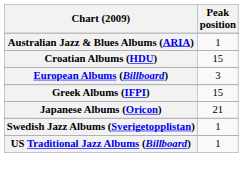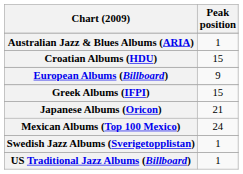(218, 76) 3 -> (218, 76) 9
+ row: (101, 127)
